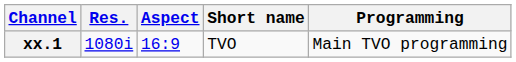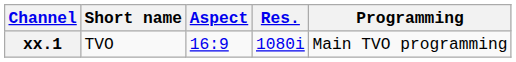columns swapped: (109, 18) <-> (256, 18)
